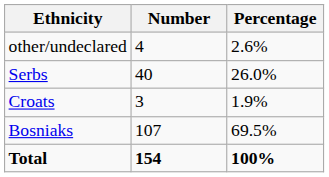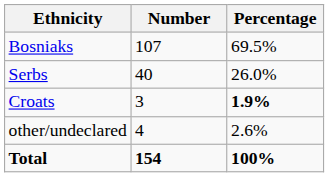rows swapped: (41, 130) <-> (68, 46)
(249, 102) normal -> (251, 102) bold
